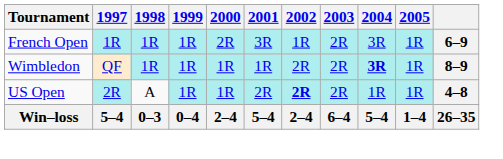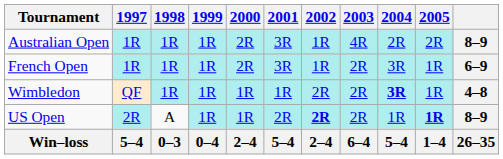+ row: (59, 41)
(456, 66) 8–9 -> (476, 91) 4–8
(415, 91) normal -> (434, 116) bold
(456, 91) 4–8 -> (476, 116) 8–9
